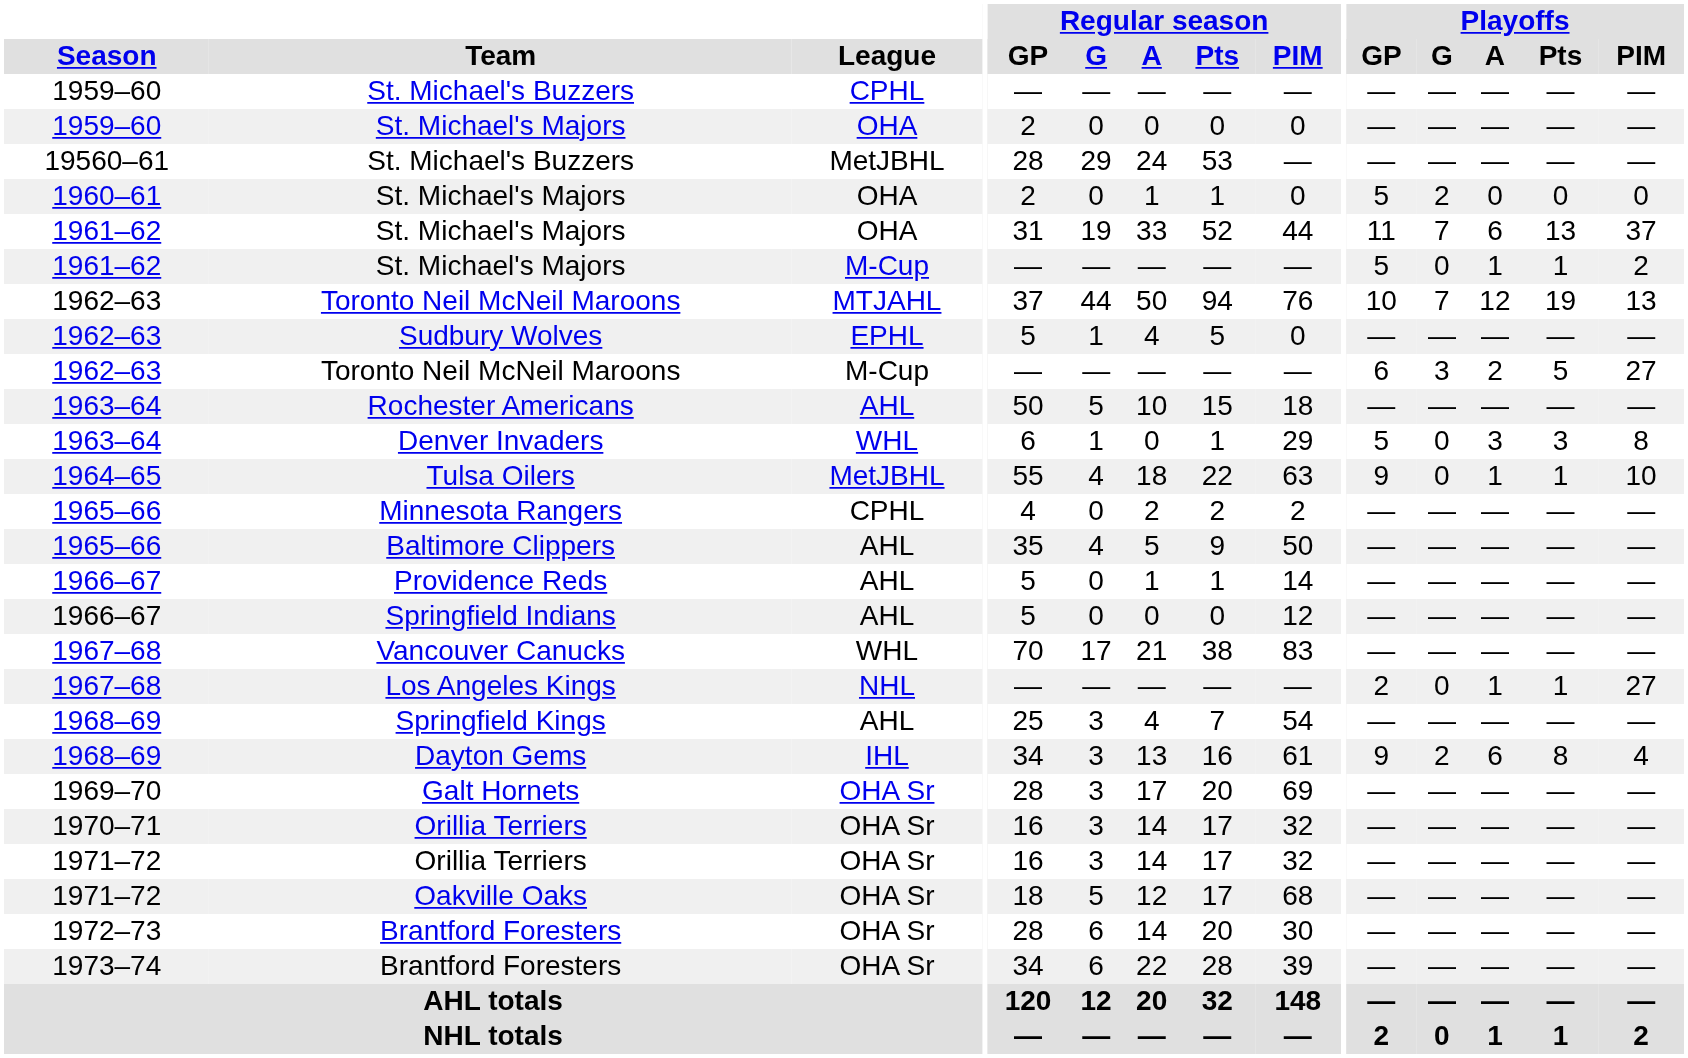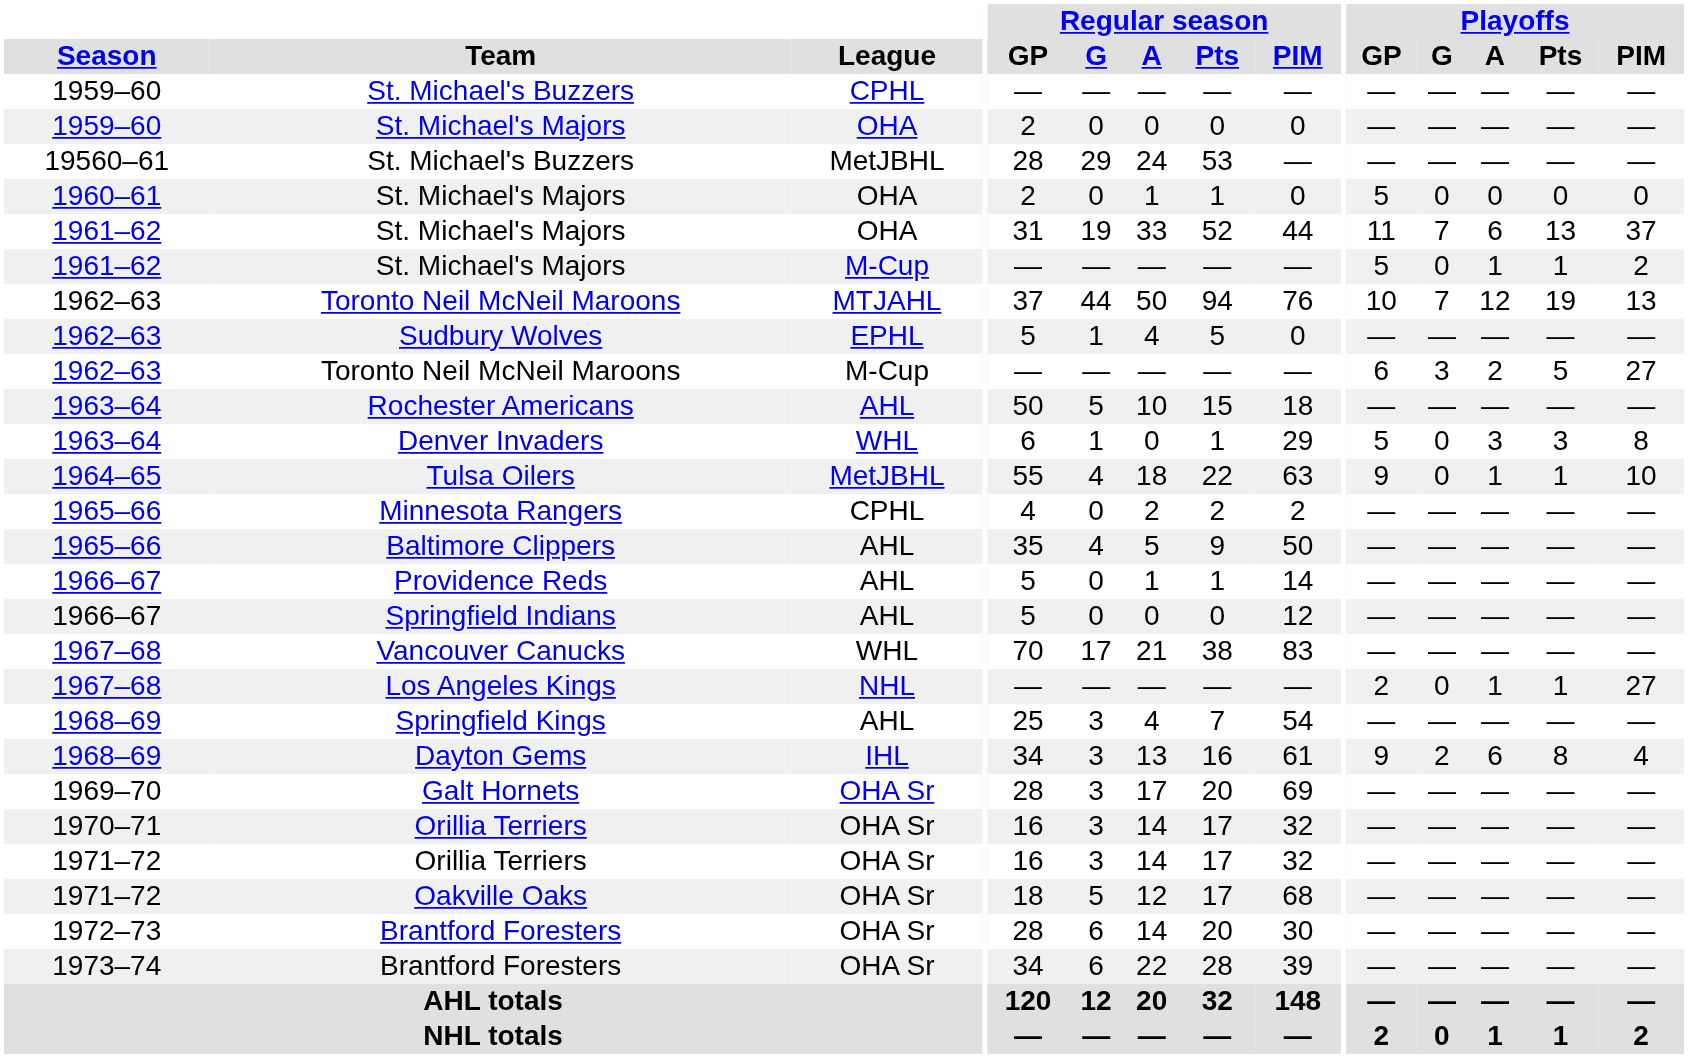(1442, 196) 2 -> (1442, 196) 0
